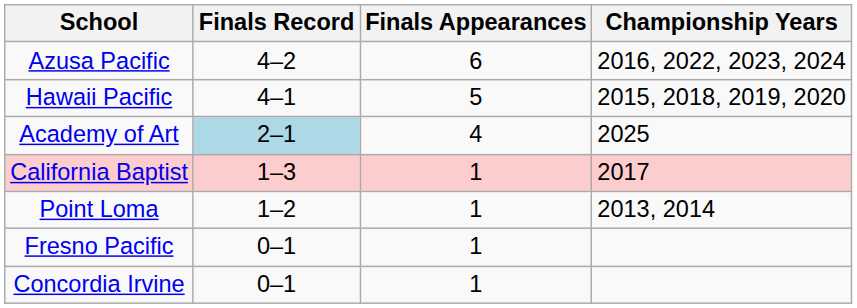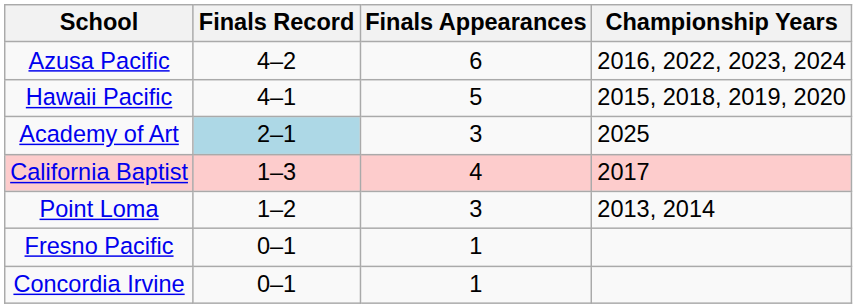(476, 135) 4 -> (476, 135) 3
(476, 172) 1 -> (476, 172) 4
(476, 209) 1 -> (476, 209) 3
